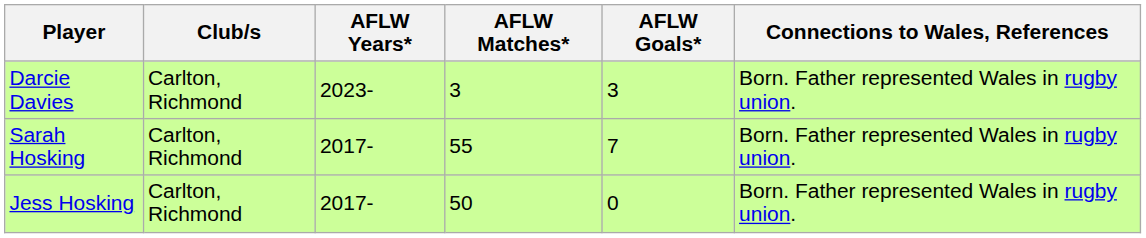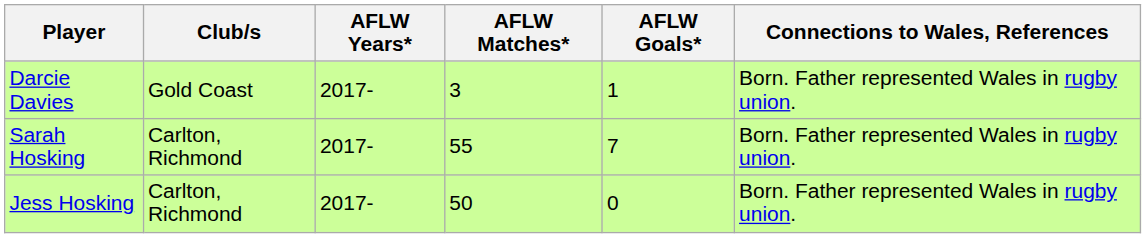(195, 89) Carlton, Richmond -> (200, 89) Gold Coast
(347, 89) 2023- -> (347, 89) 2017-
(613, 89) 3 -> (613, 89) 1
